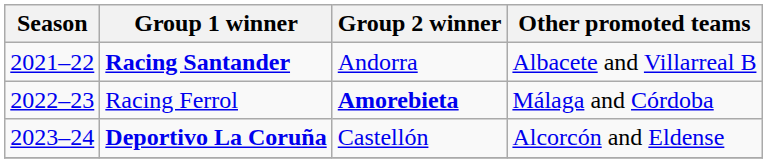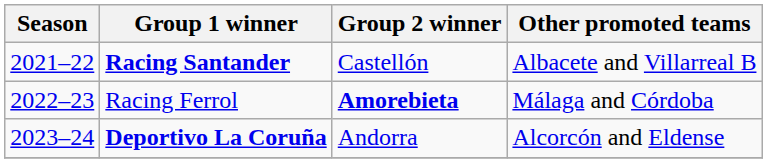(378, 61) Andorra -> (383, 61) Castellón
(383, 137) Castellón -> (378, 137) Andorra
